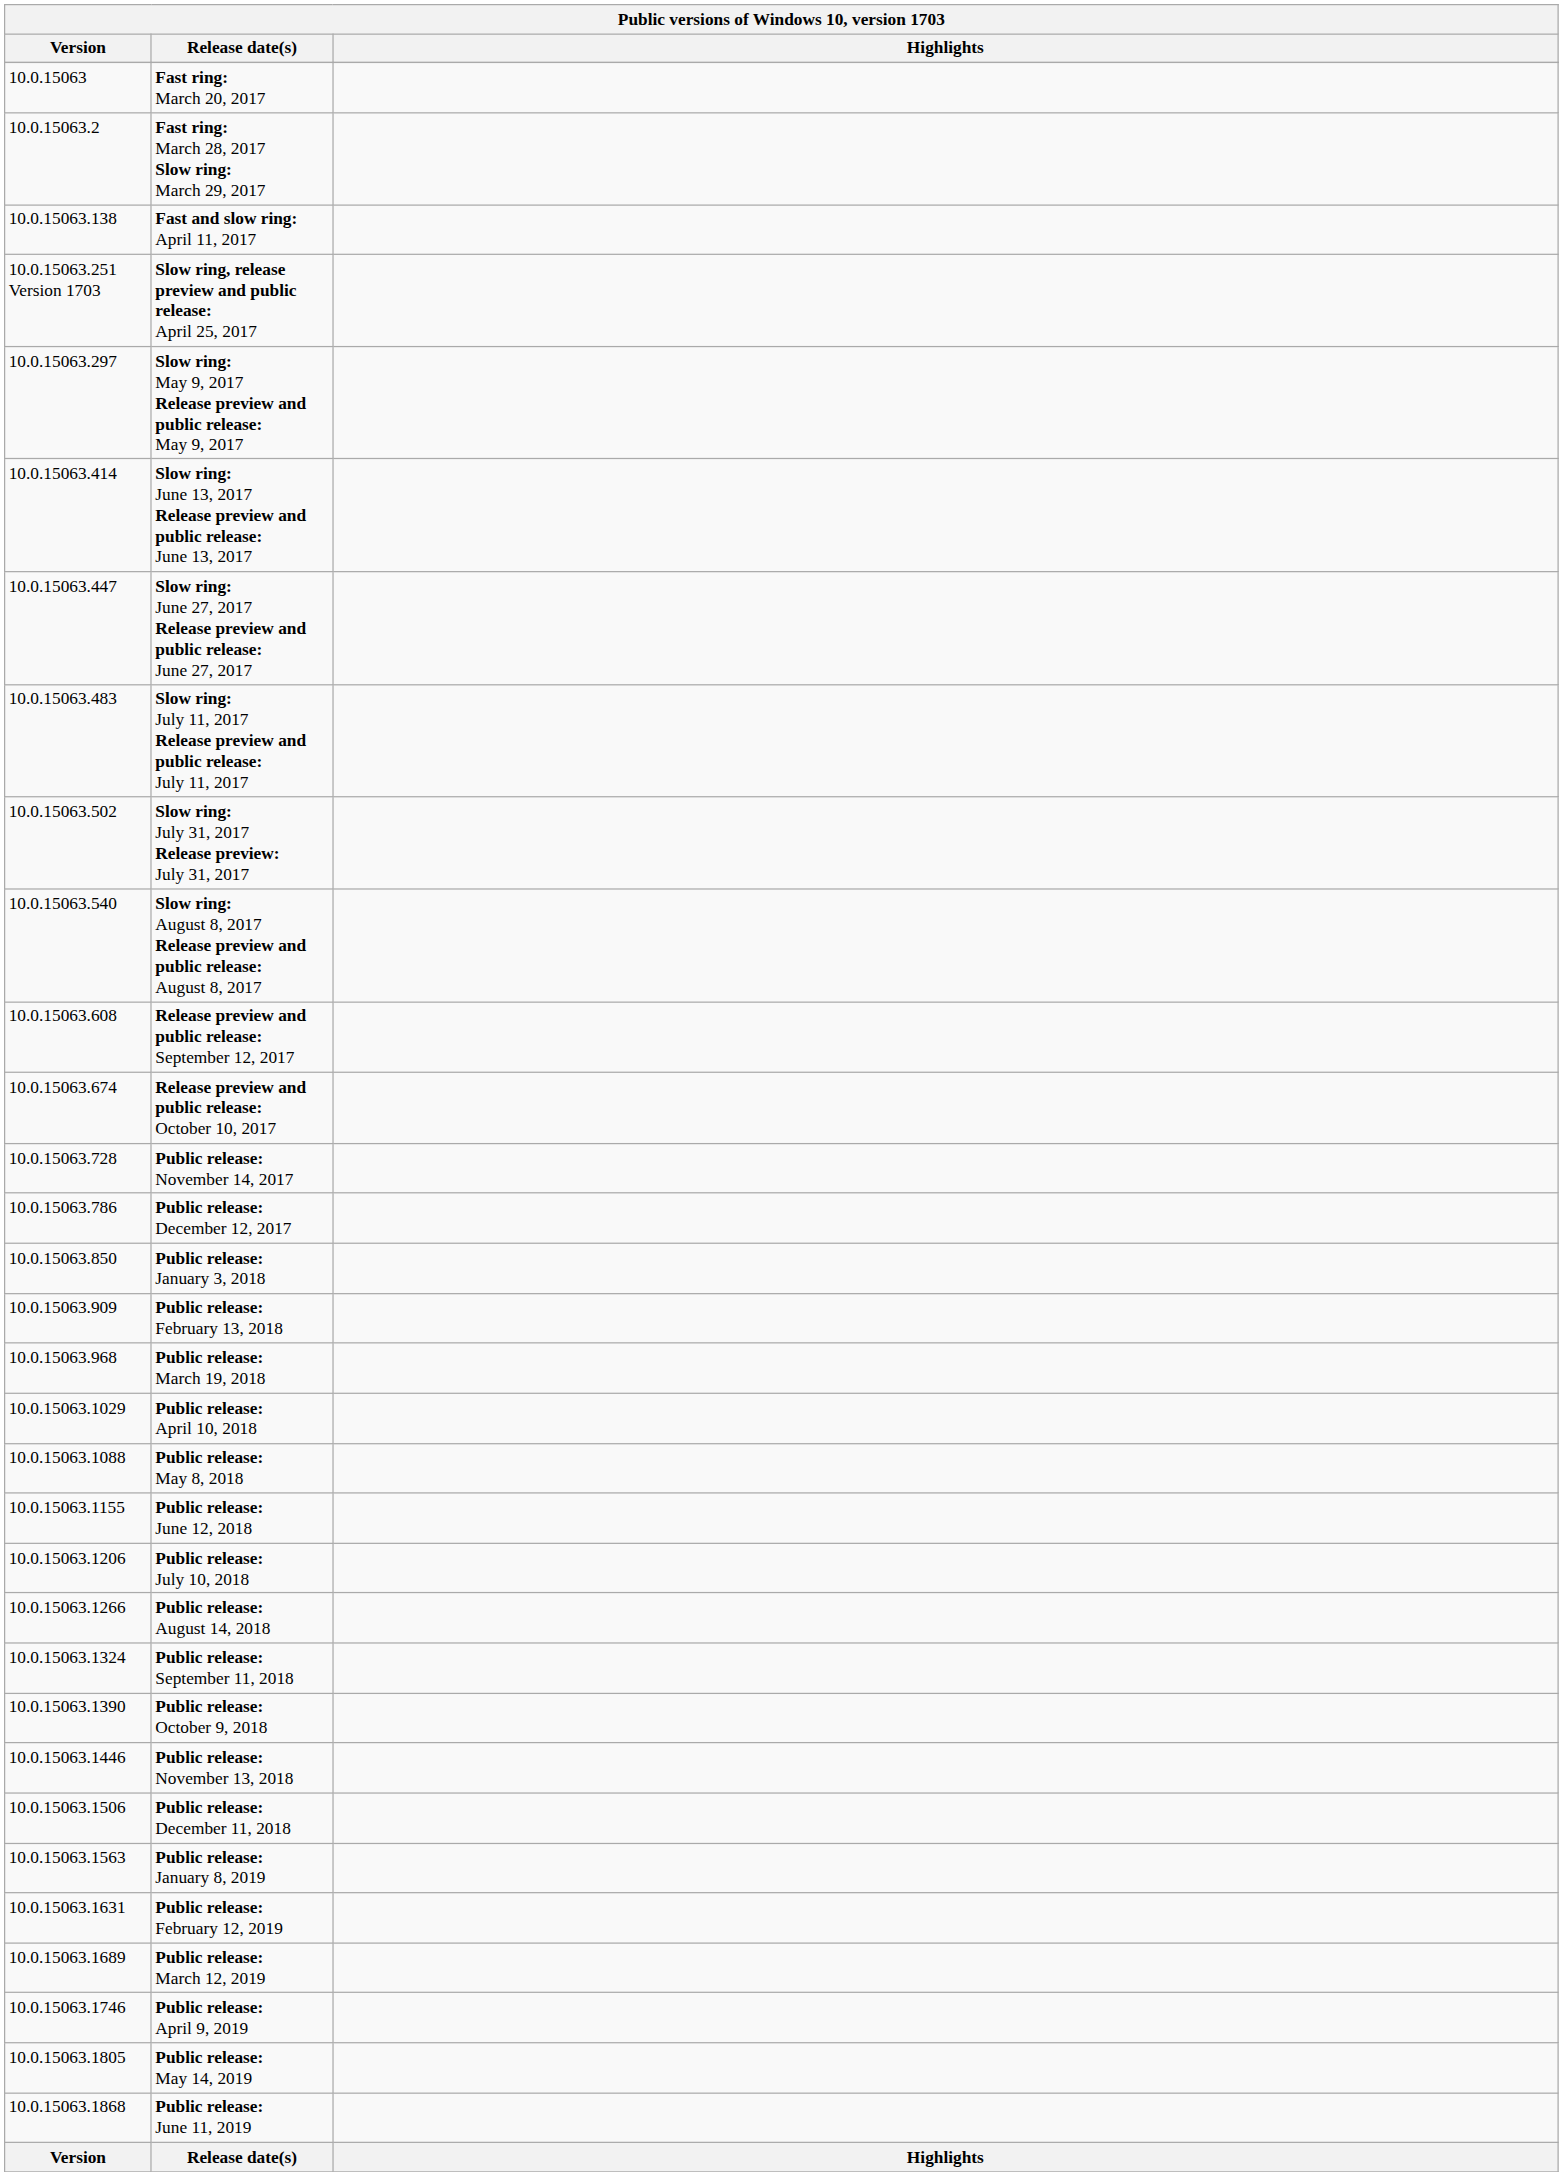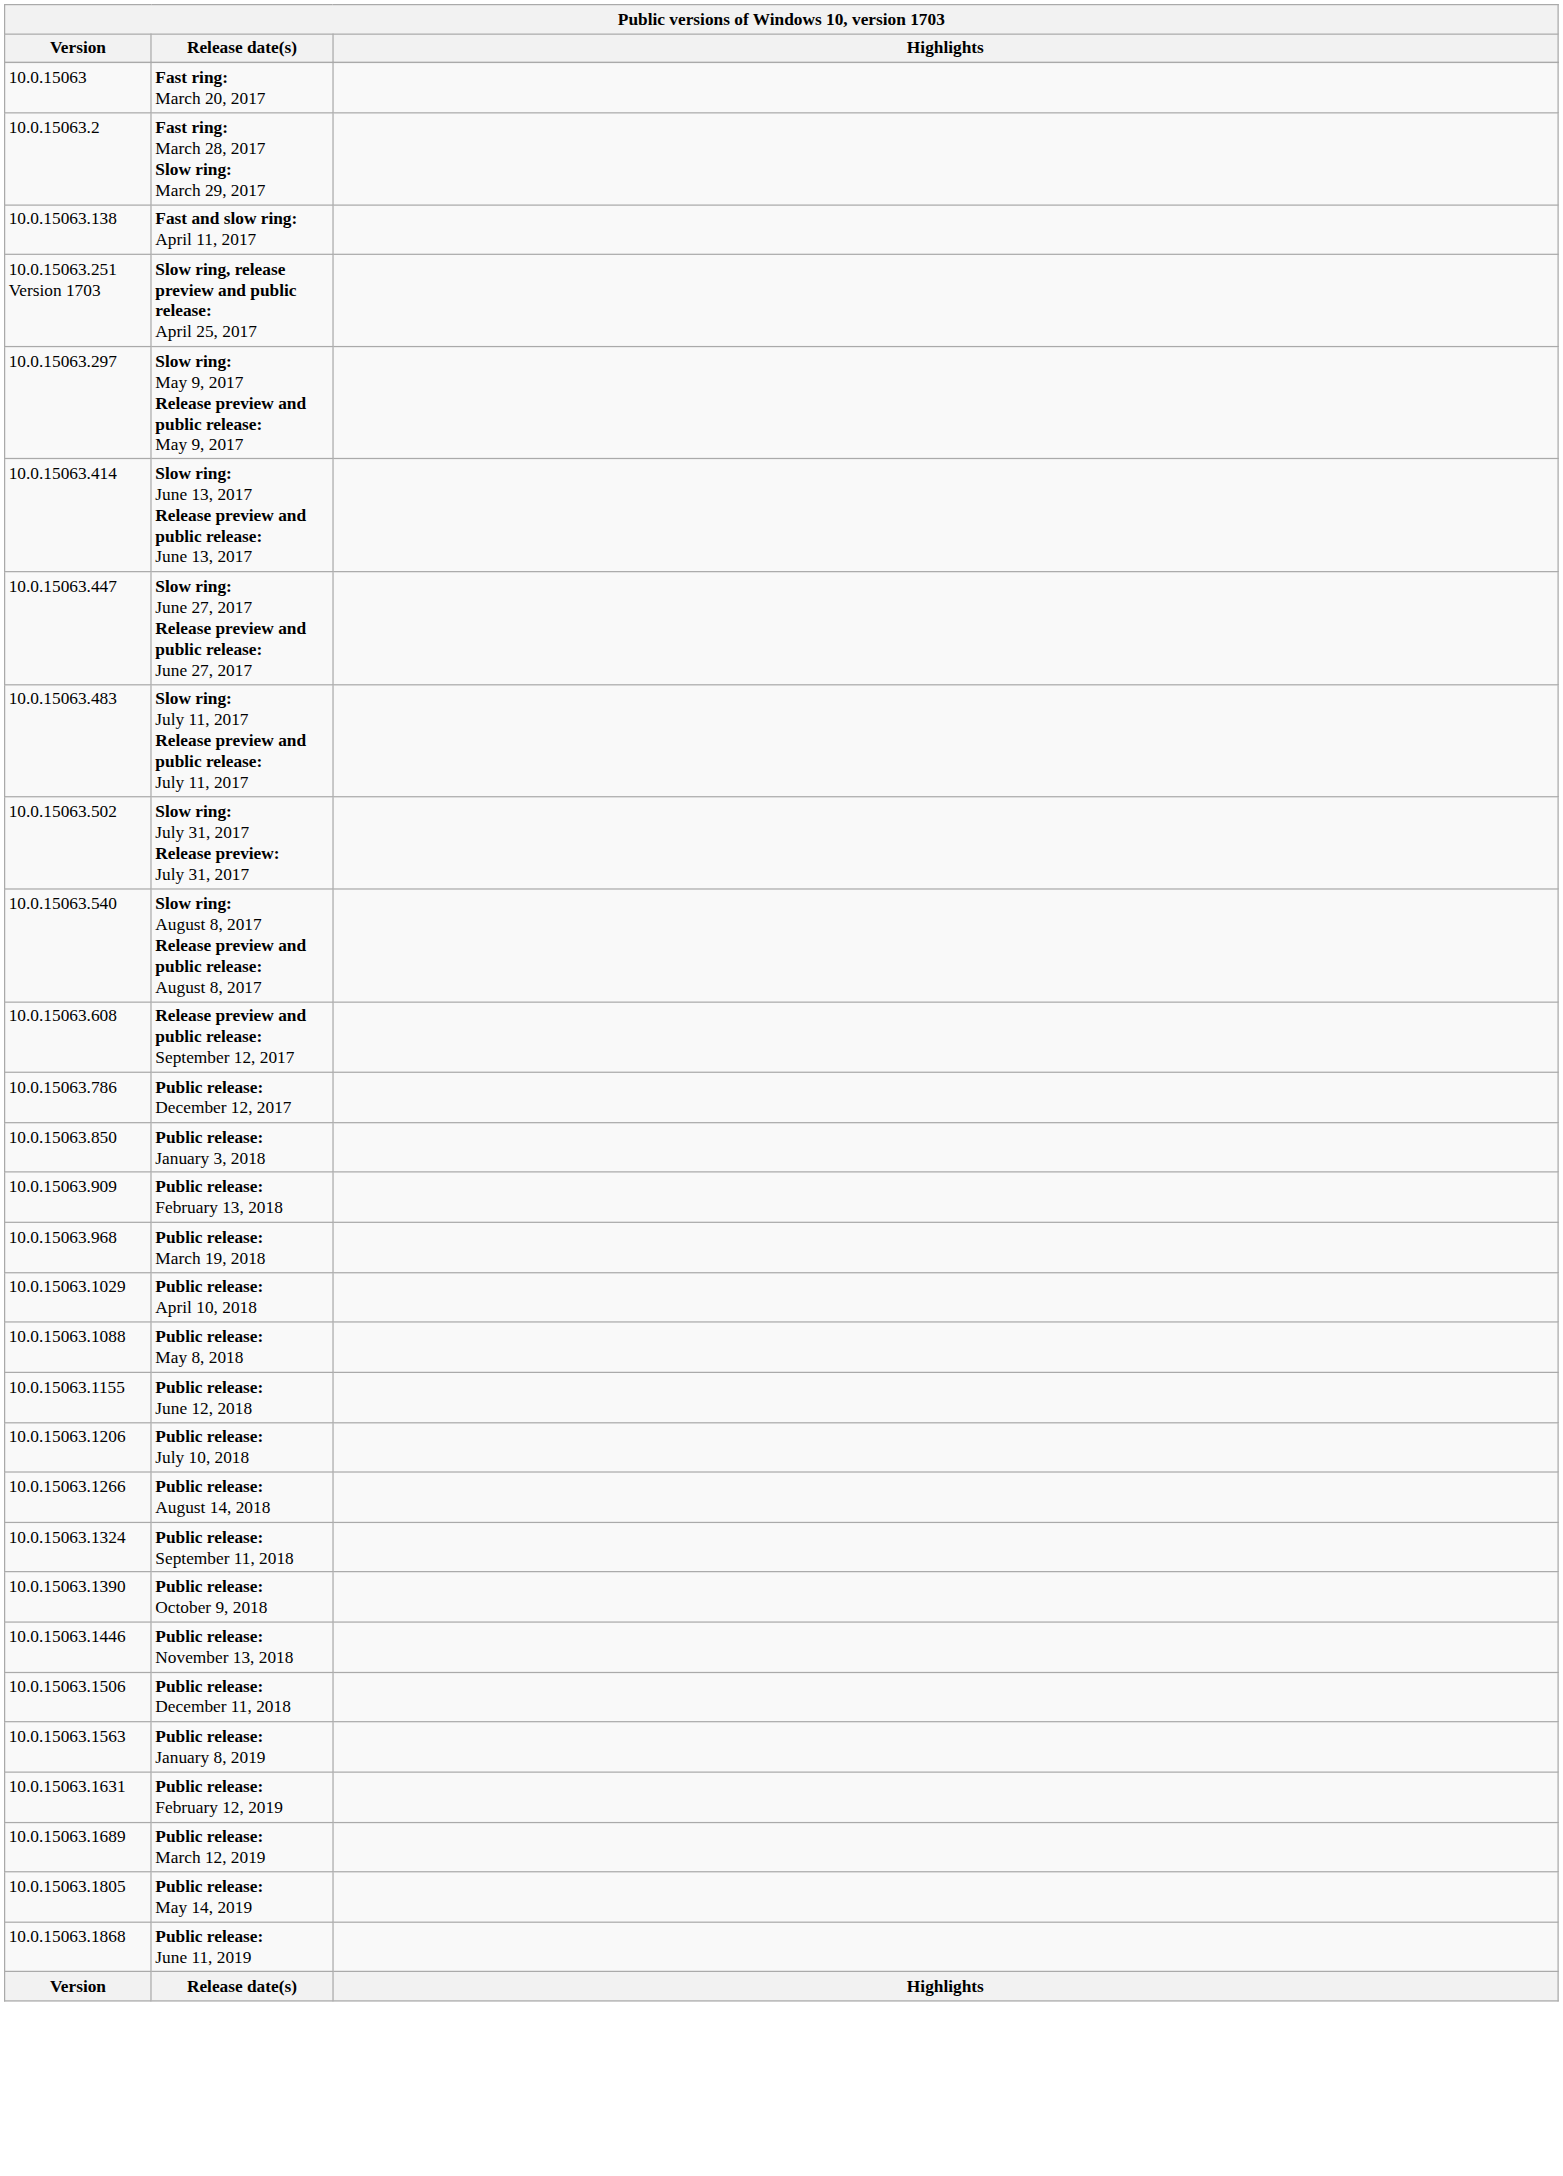- row: (231, 1107)
- row: (224, 1168)
- row: (209, 2017)
